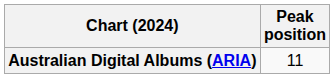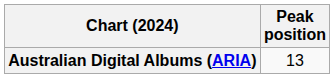(295, 60) 11 -> (295, 60) 13
